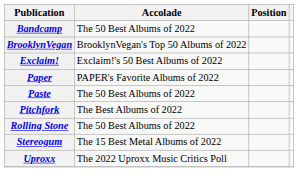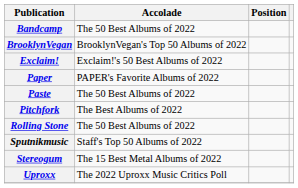+ row: (39, 142)
